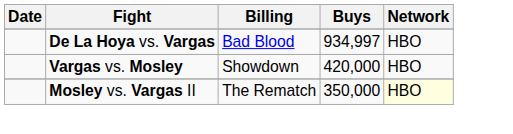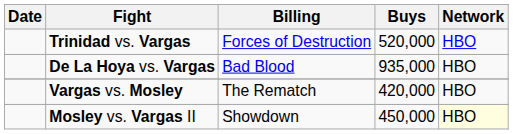+ row: (120, 41)
(352, 41) 934,997 -> (407, 66) 935,000
(260, 66) Showdown -> (269, 91) The Rematch
(269, 91) The Rematch -> (260, 116) Showdown
(352, 91) 350,000 -> (407, 116) 450,000
